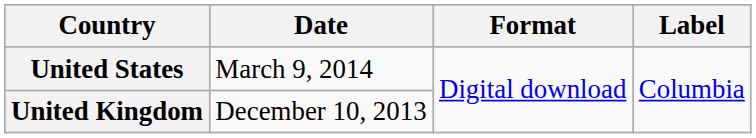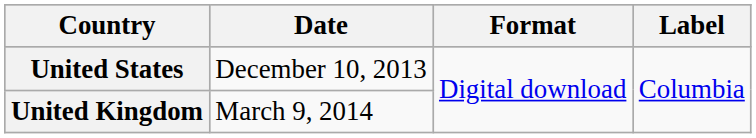(294, 68) March 9, 2014 -> (321, 68) December 10, 2013
(321, 111) December 10, 2013 -> (294, 111) March 9, 2014
